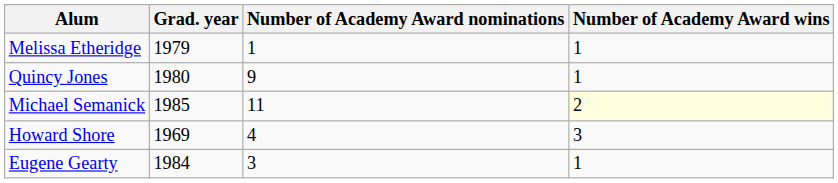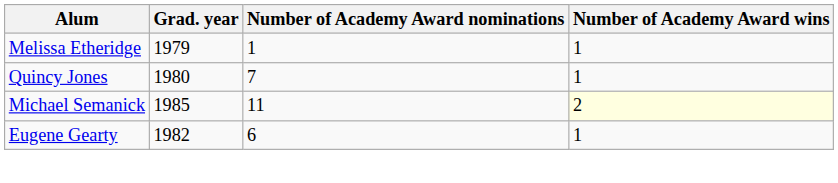(252, 76) 9 -> (252, 76) 7
- row: (62, 134)
(172, 163) 1984 -> (172, 134) 1982
(252, 163) 3 -> (252, 134) 6
